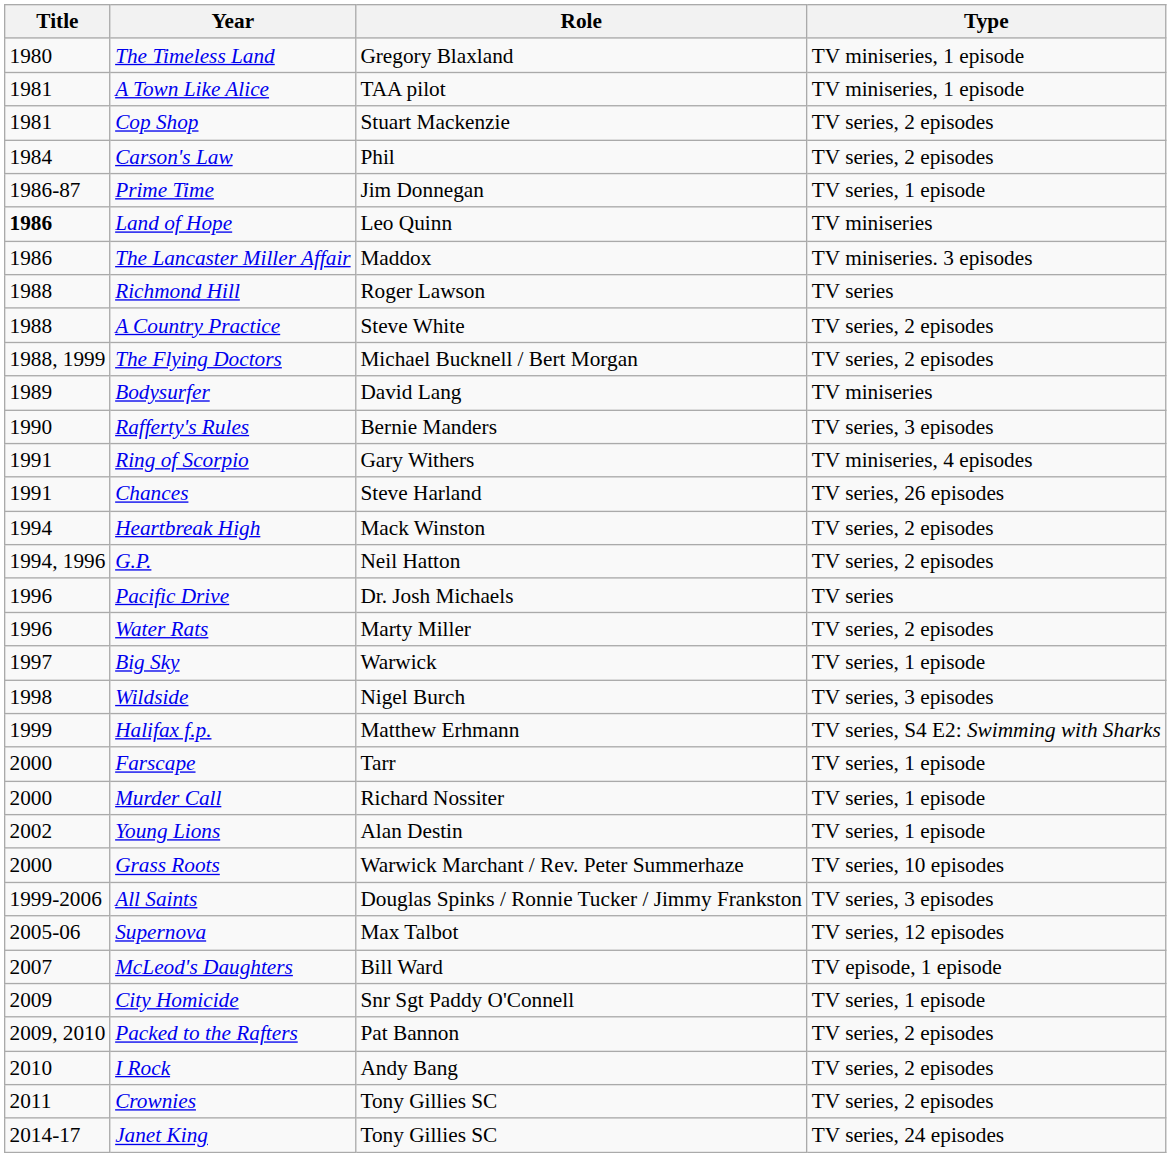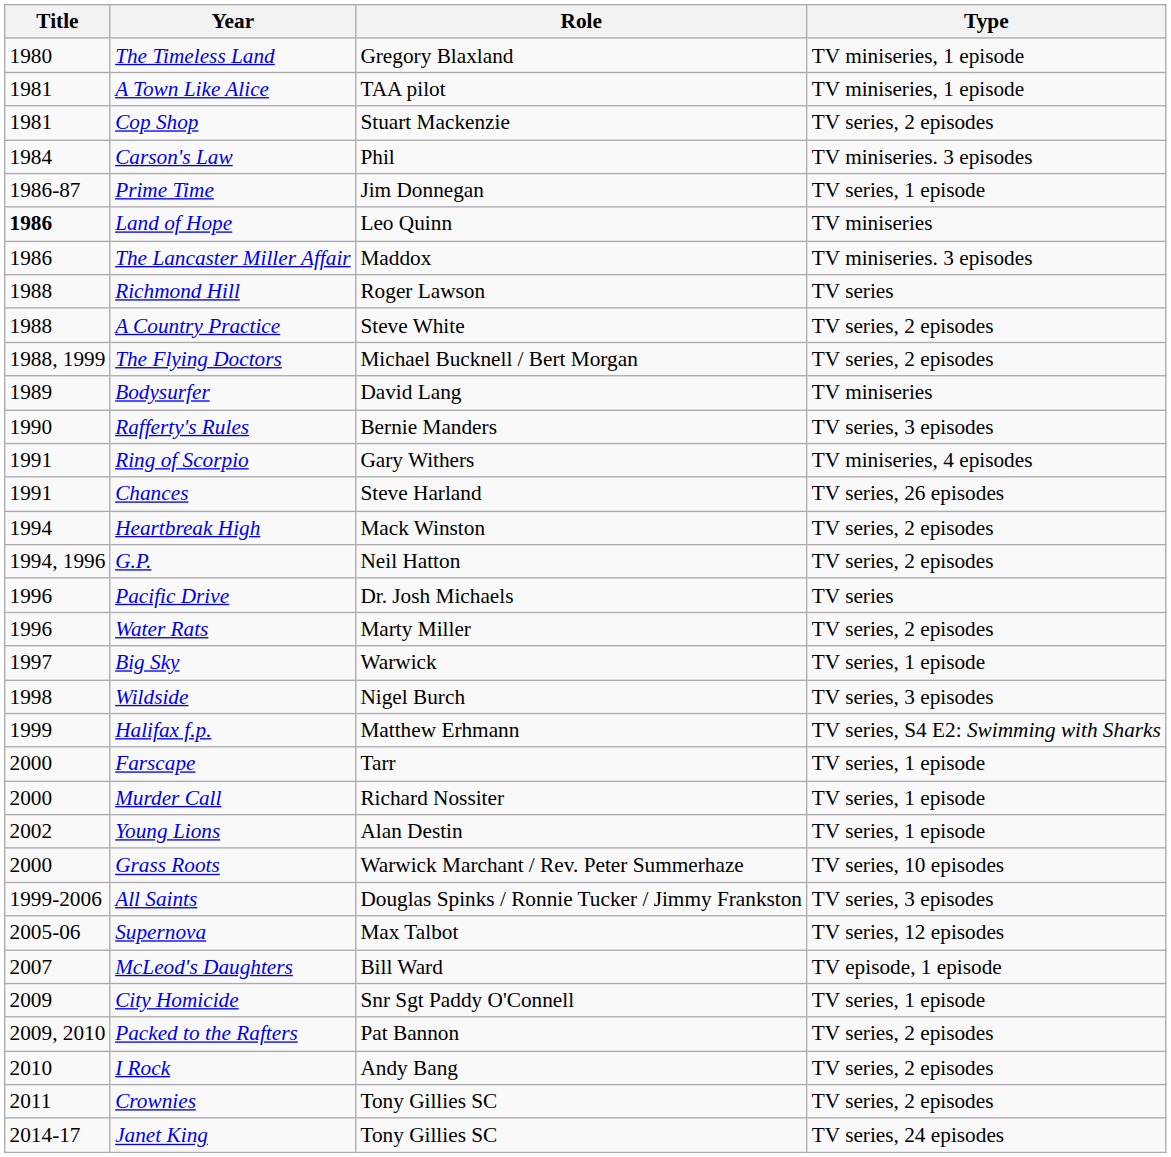(903, 156) TV series, 2 episodes -> (922, 156) TV miniseries. 3 episodes
